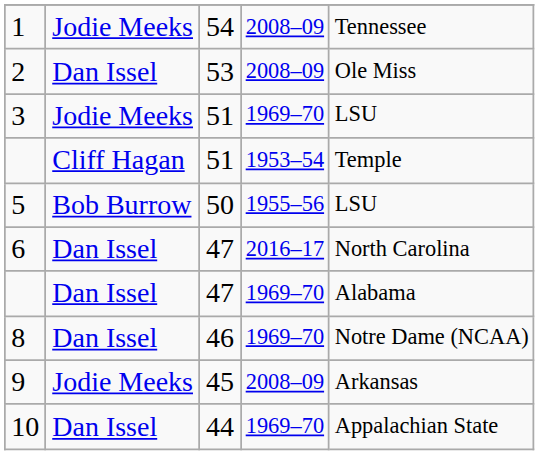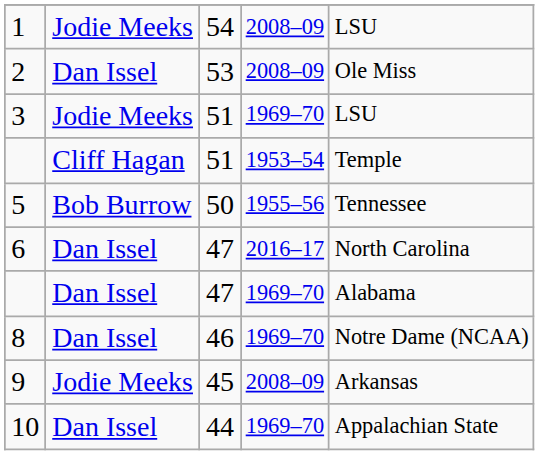(381, 26) Tennessee -> (356, 26) LSU
(356, 204) LSU -> (381, 204) Tennessee
